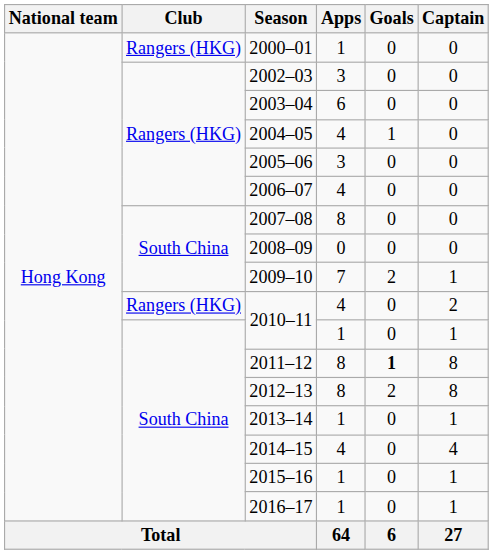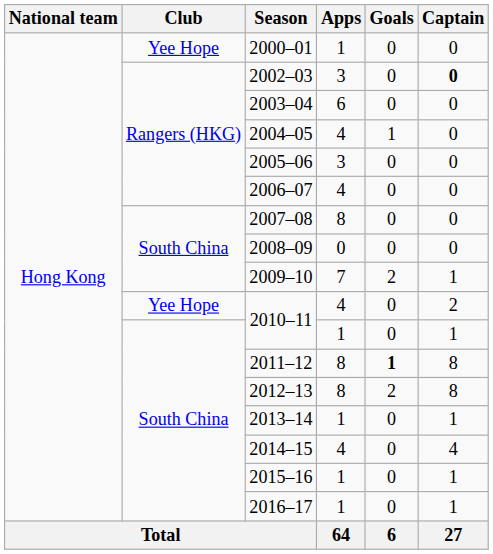(184, 47) Rangers (HKG) -> (184, 47) Yee Hope
(453, 76) normal -> (453, 76) bold
(184, 305) Rangers (HKG) -> (184, 305) Yee Hope
